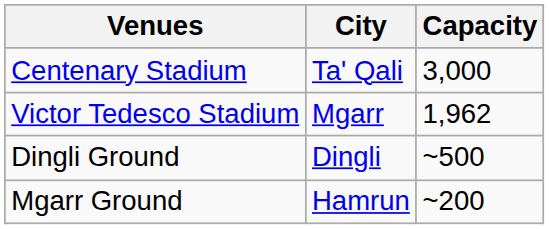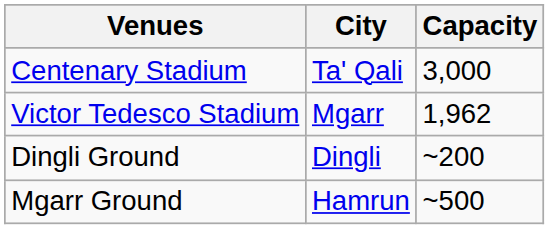(454, 157) ~500 -> (454, 157) ~200
(454, 200) ~200 -> (454, 200) ~500
